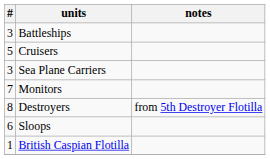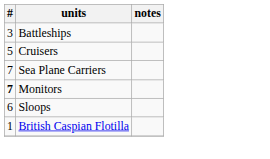(10, 70) 3 -> (10, 70) 7
(10, 88) normal -> (10, 88) bold
- row: (44, 107)
